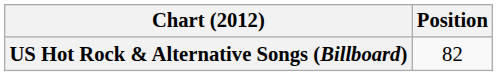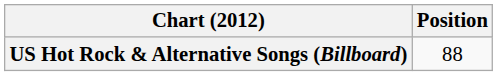(452, 53) 82 -> (452, 53) 88
